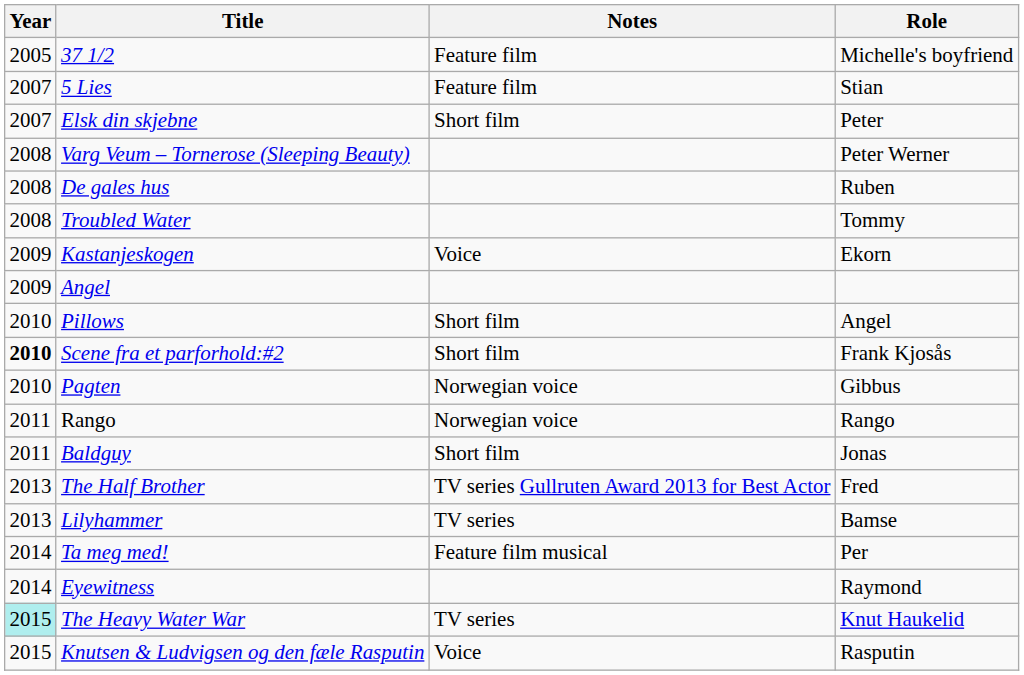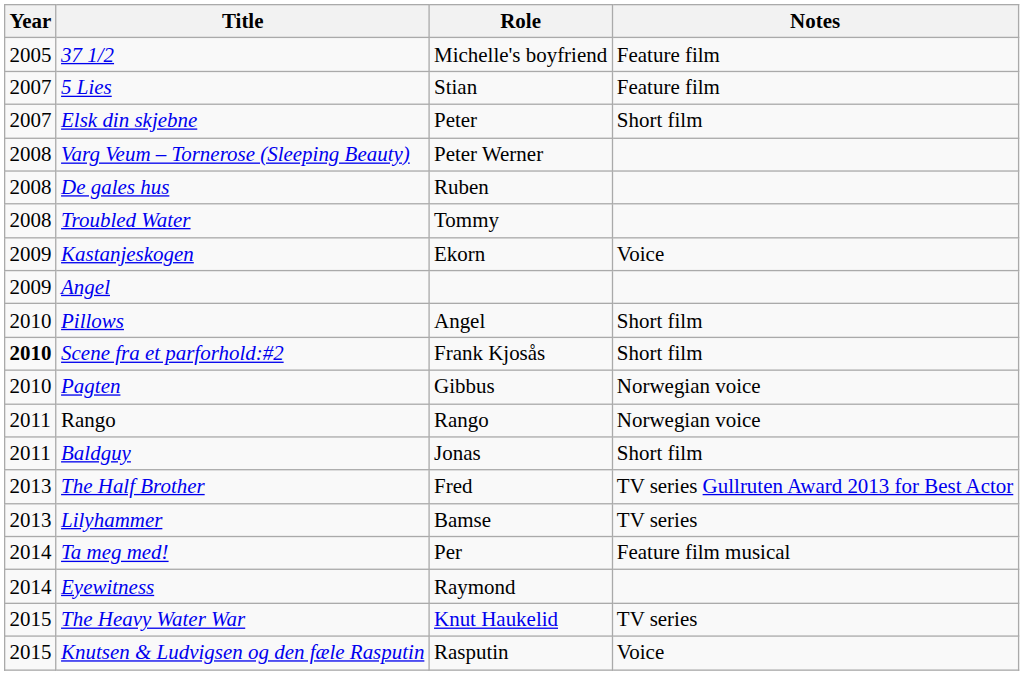columns swapped: (927, 21) <-> (632, 21)
(30, 619) paleturquoise background -> (30, 619) no background
